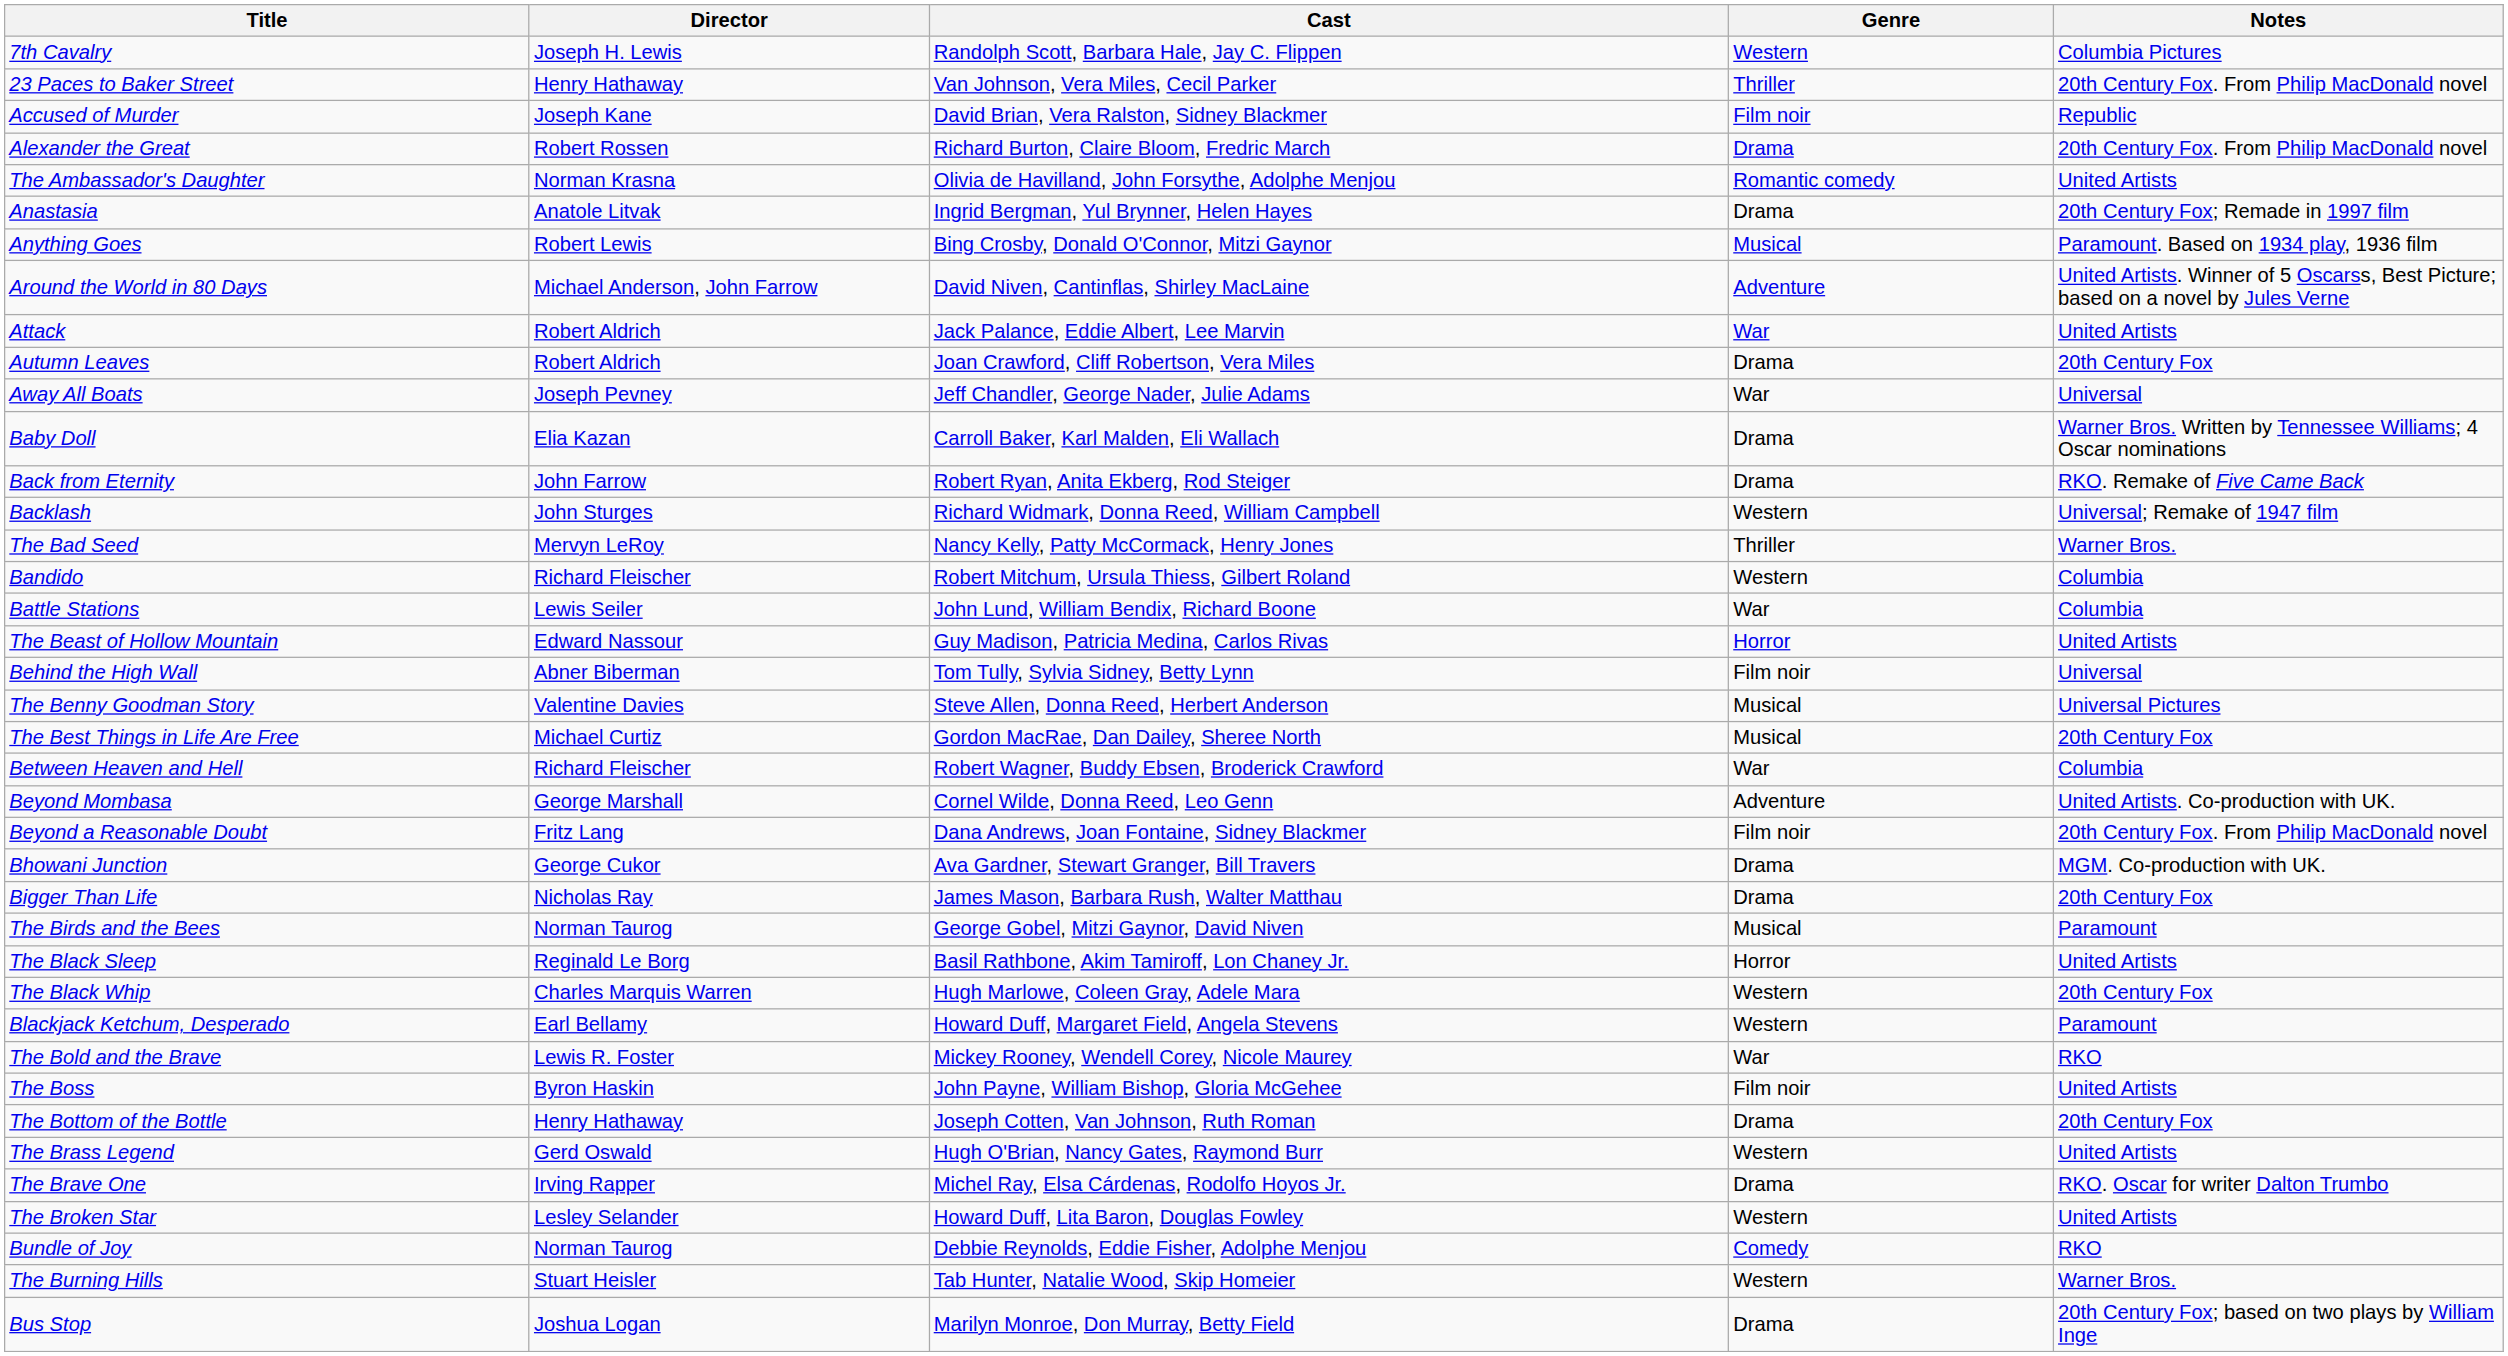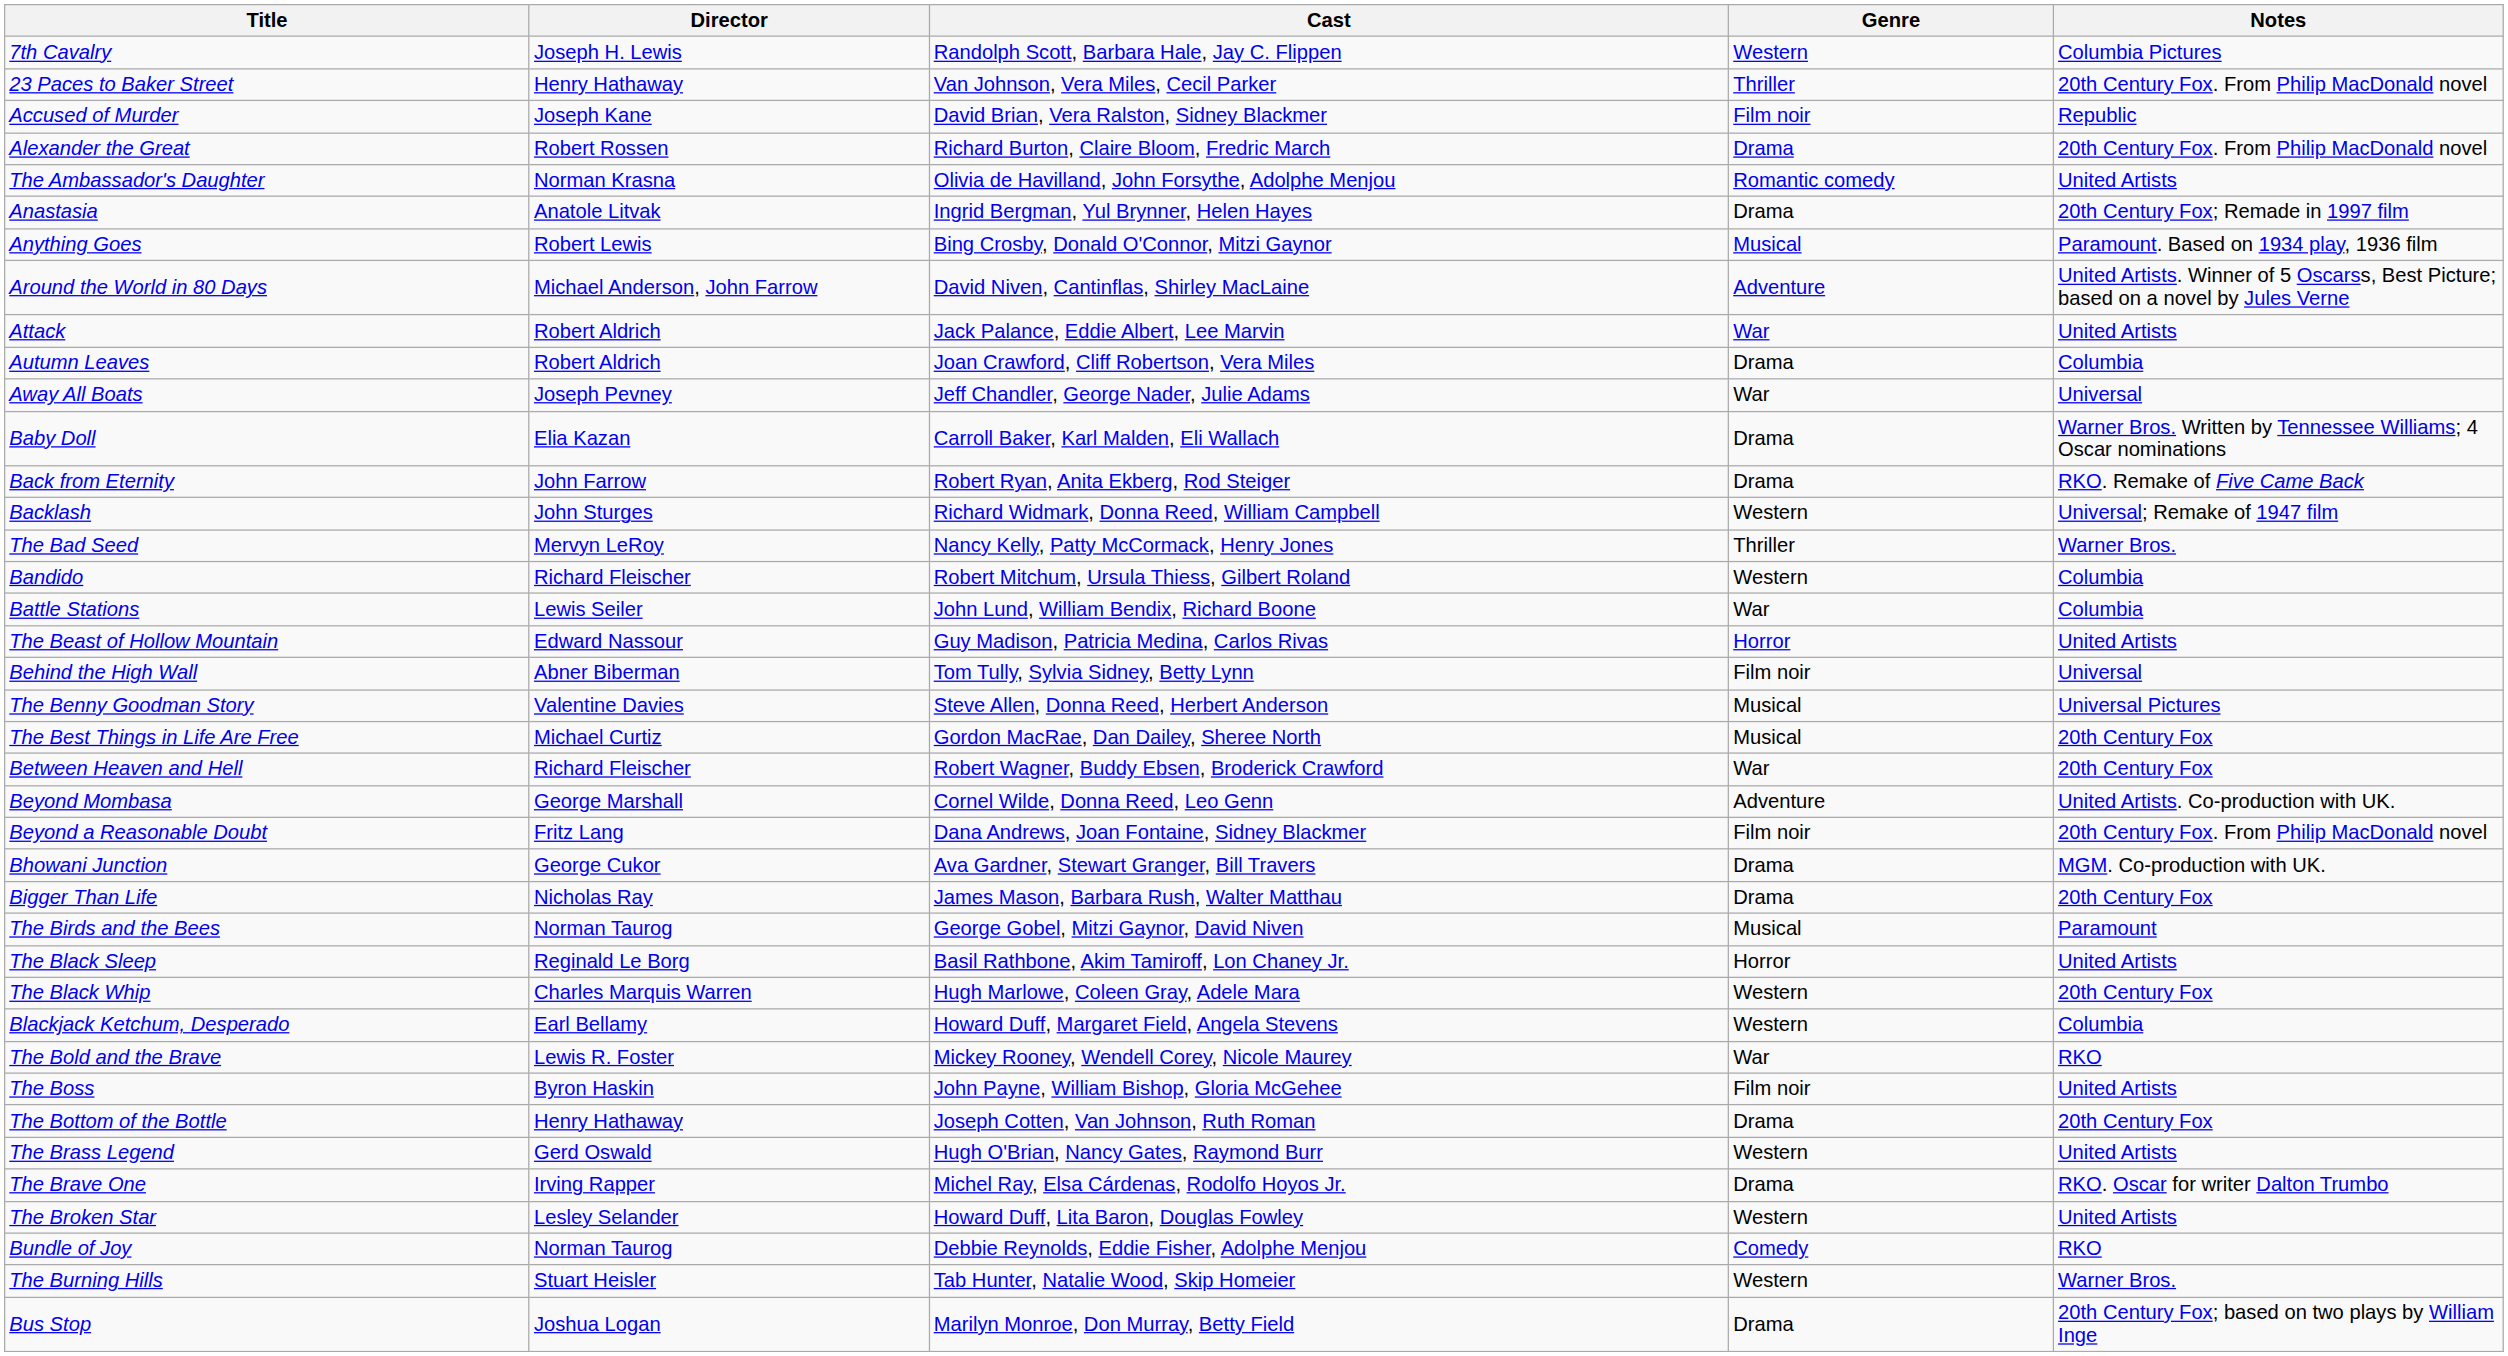(2135, 362) 20th Century Fox -> (2101, 362) Columbia
(2101, 769) Columbia -> (2135, 769) 20th Century Fox
(2107, 1025) Paramount -> (2101, 1025) Columbia
